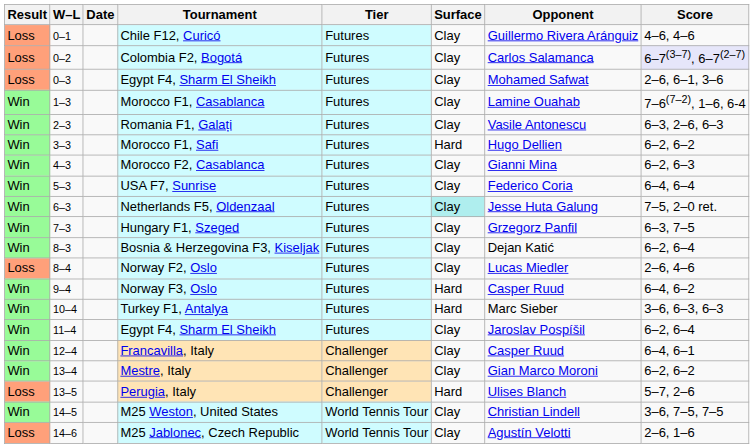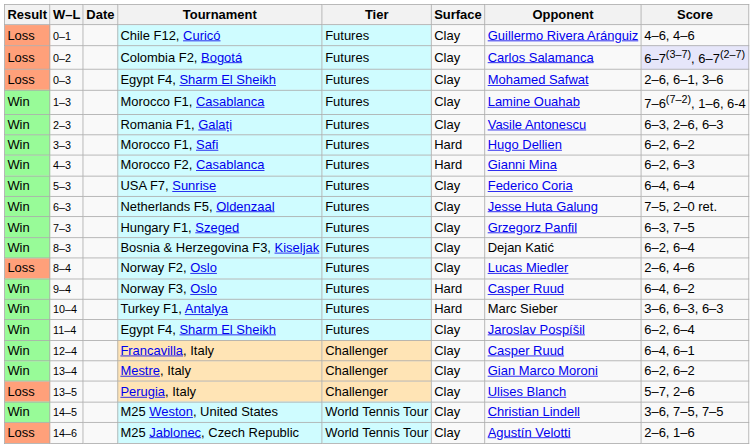(447, 165) Clay -> (448, 165) Hard
(447, 206) paleturquoise background -> (447, 206) no background
(448, 391) Hard -> (447, 391) Clay
